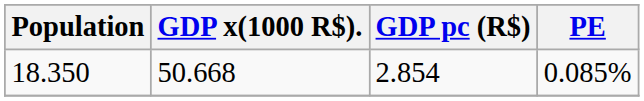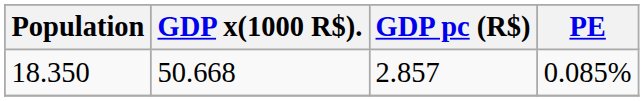(408, 72) 2.854 -> (408, 72) 2.857
